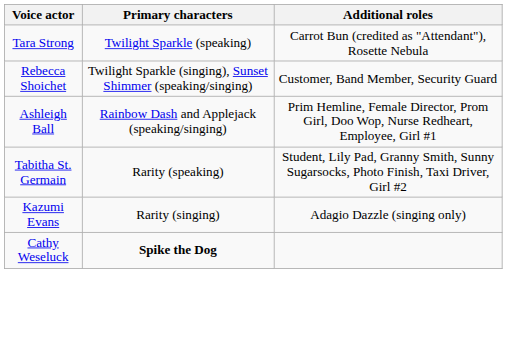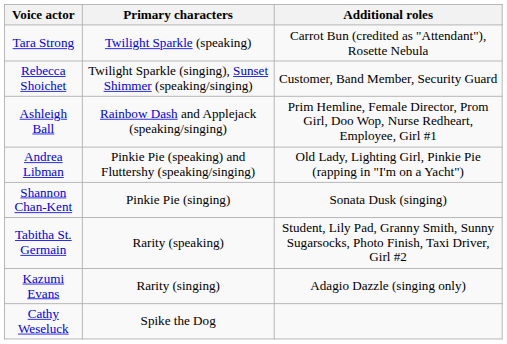+ row: (43, 164)
+ row: (43, 200)
(178, 250) bold -> (178, 321) normal
